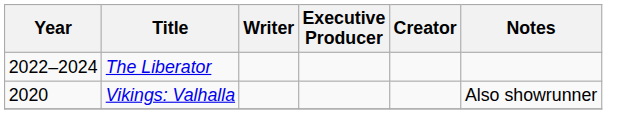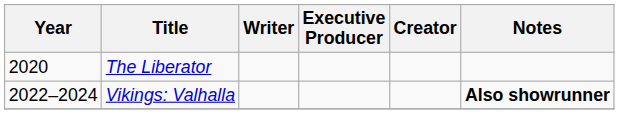(53, 66) 2022–2024 -> (28, 66) 2020
(28, 94) 2020 -> (53, 94) 2022–2024
(531, 94) normal -> (537, 94) bold
